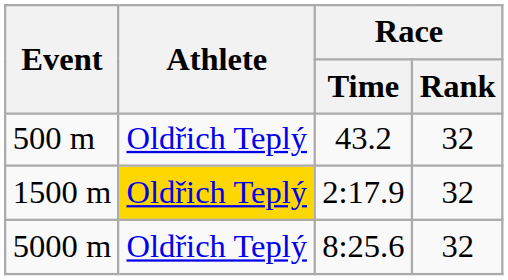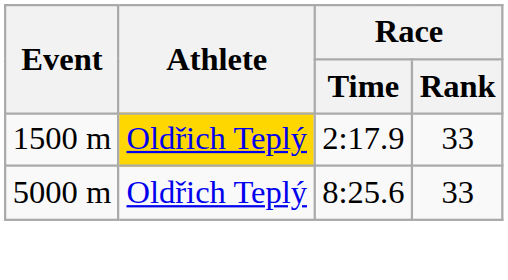- row: (54, 139)
(458, 192) 32 -> (458, 139) 33
(458, 246) 32 -> (458, 192) 33
